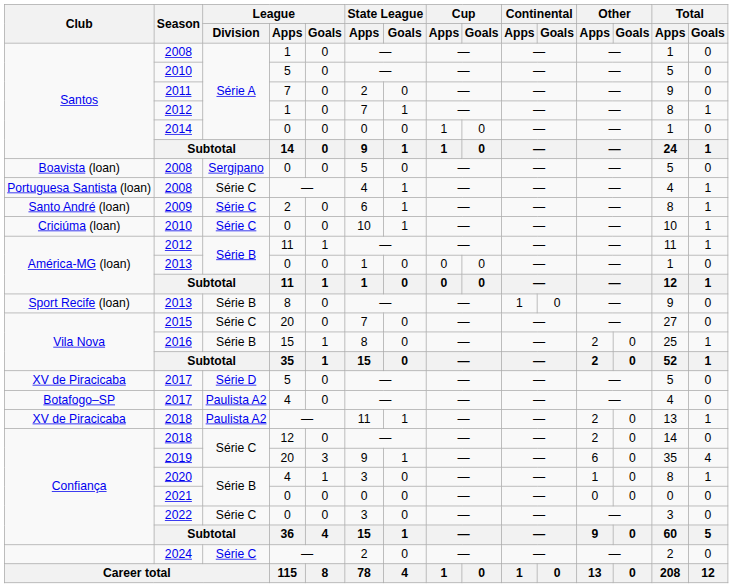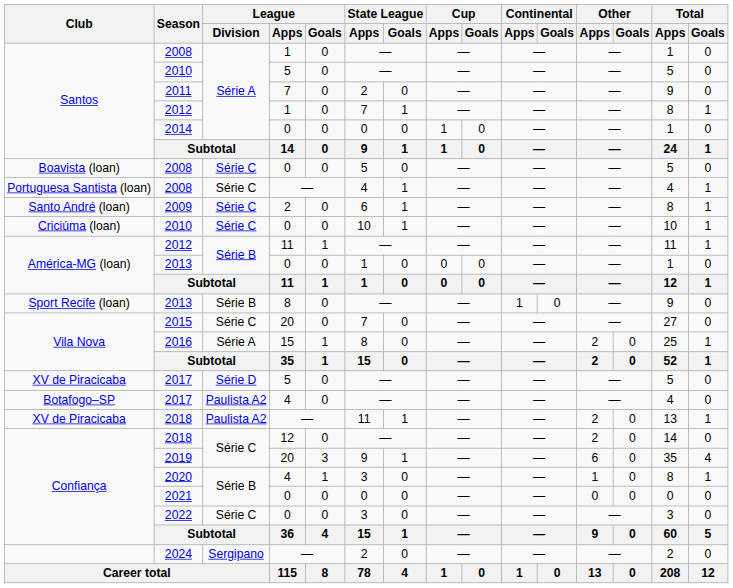(236, 168) Sergipano -> (236, 168) Série C
(236, 341) Série B -> (236, 341) Série A
(236, 554) Série C -> (236, 554) Sergipano
